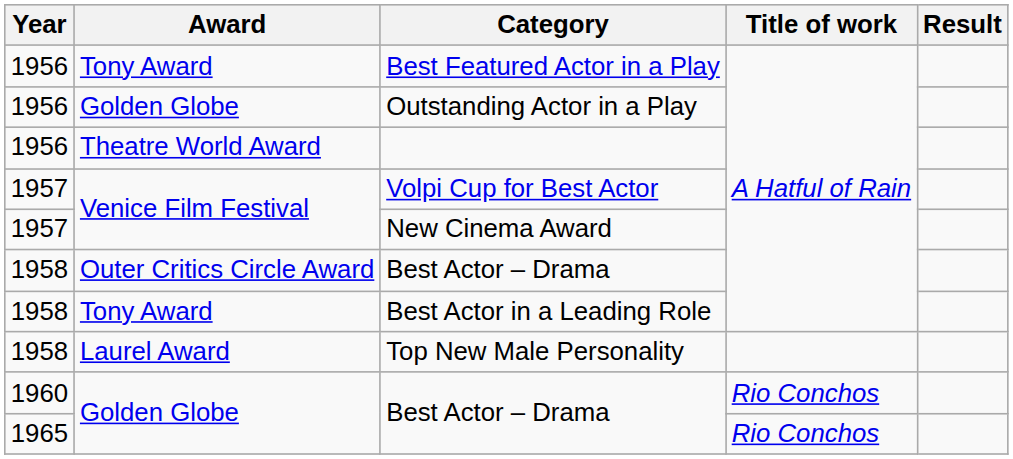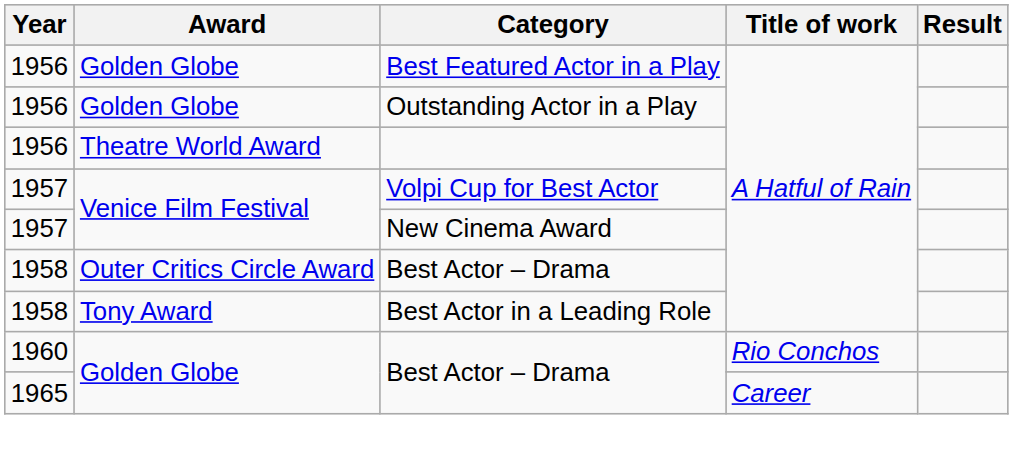(146, 65) Tony Award -> (159, 65) Golden Globe
- row: (39, 351)
(805, 433) Rio Conchos -> (771, 392) Career
